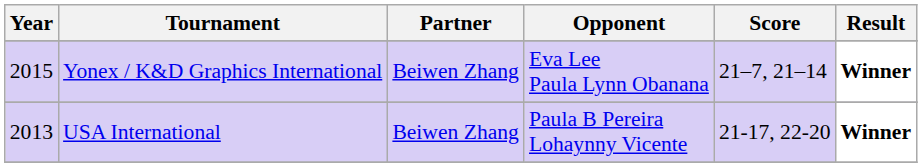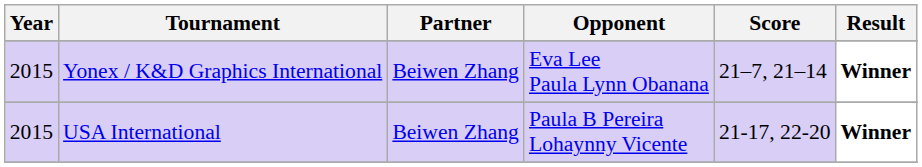(31, 132) 2013 -> (31, 132) 2015
